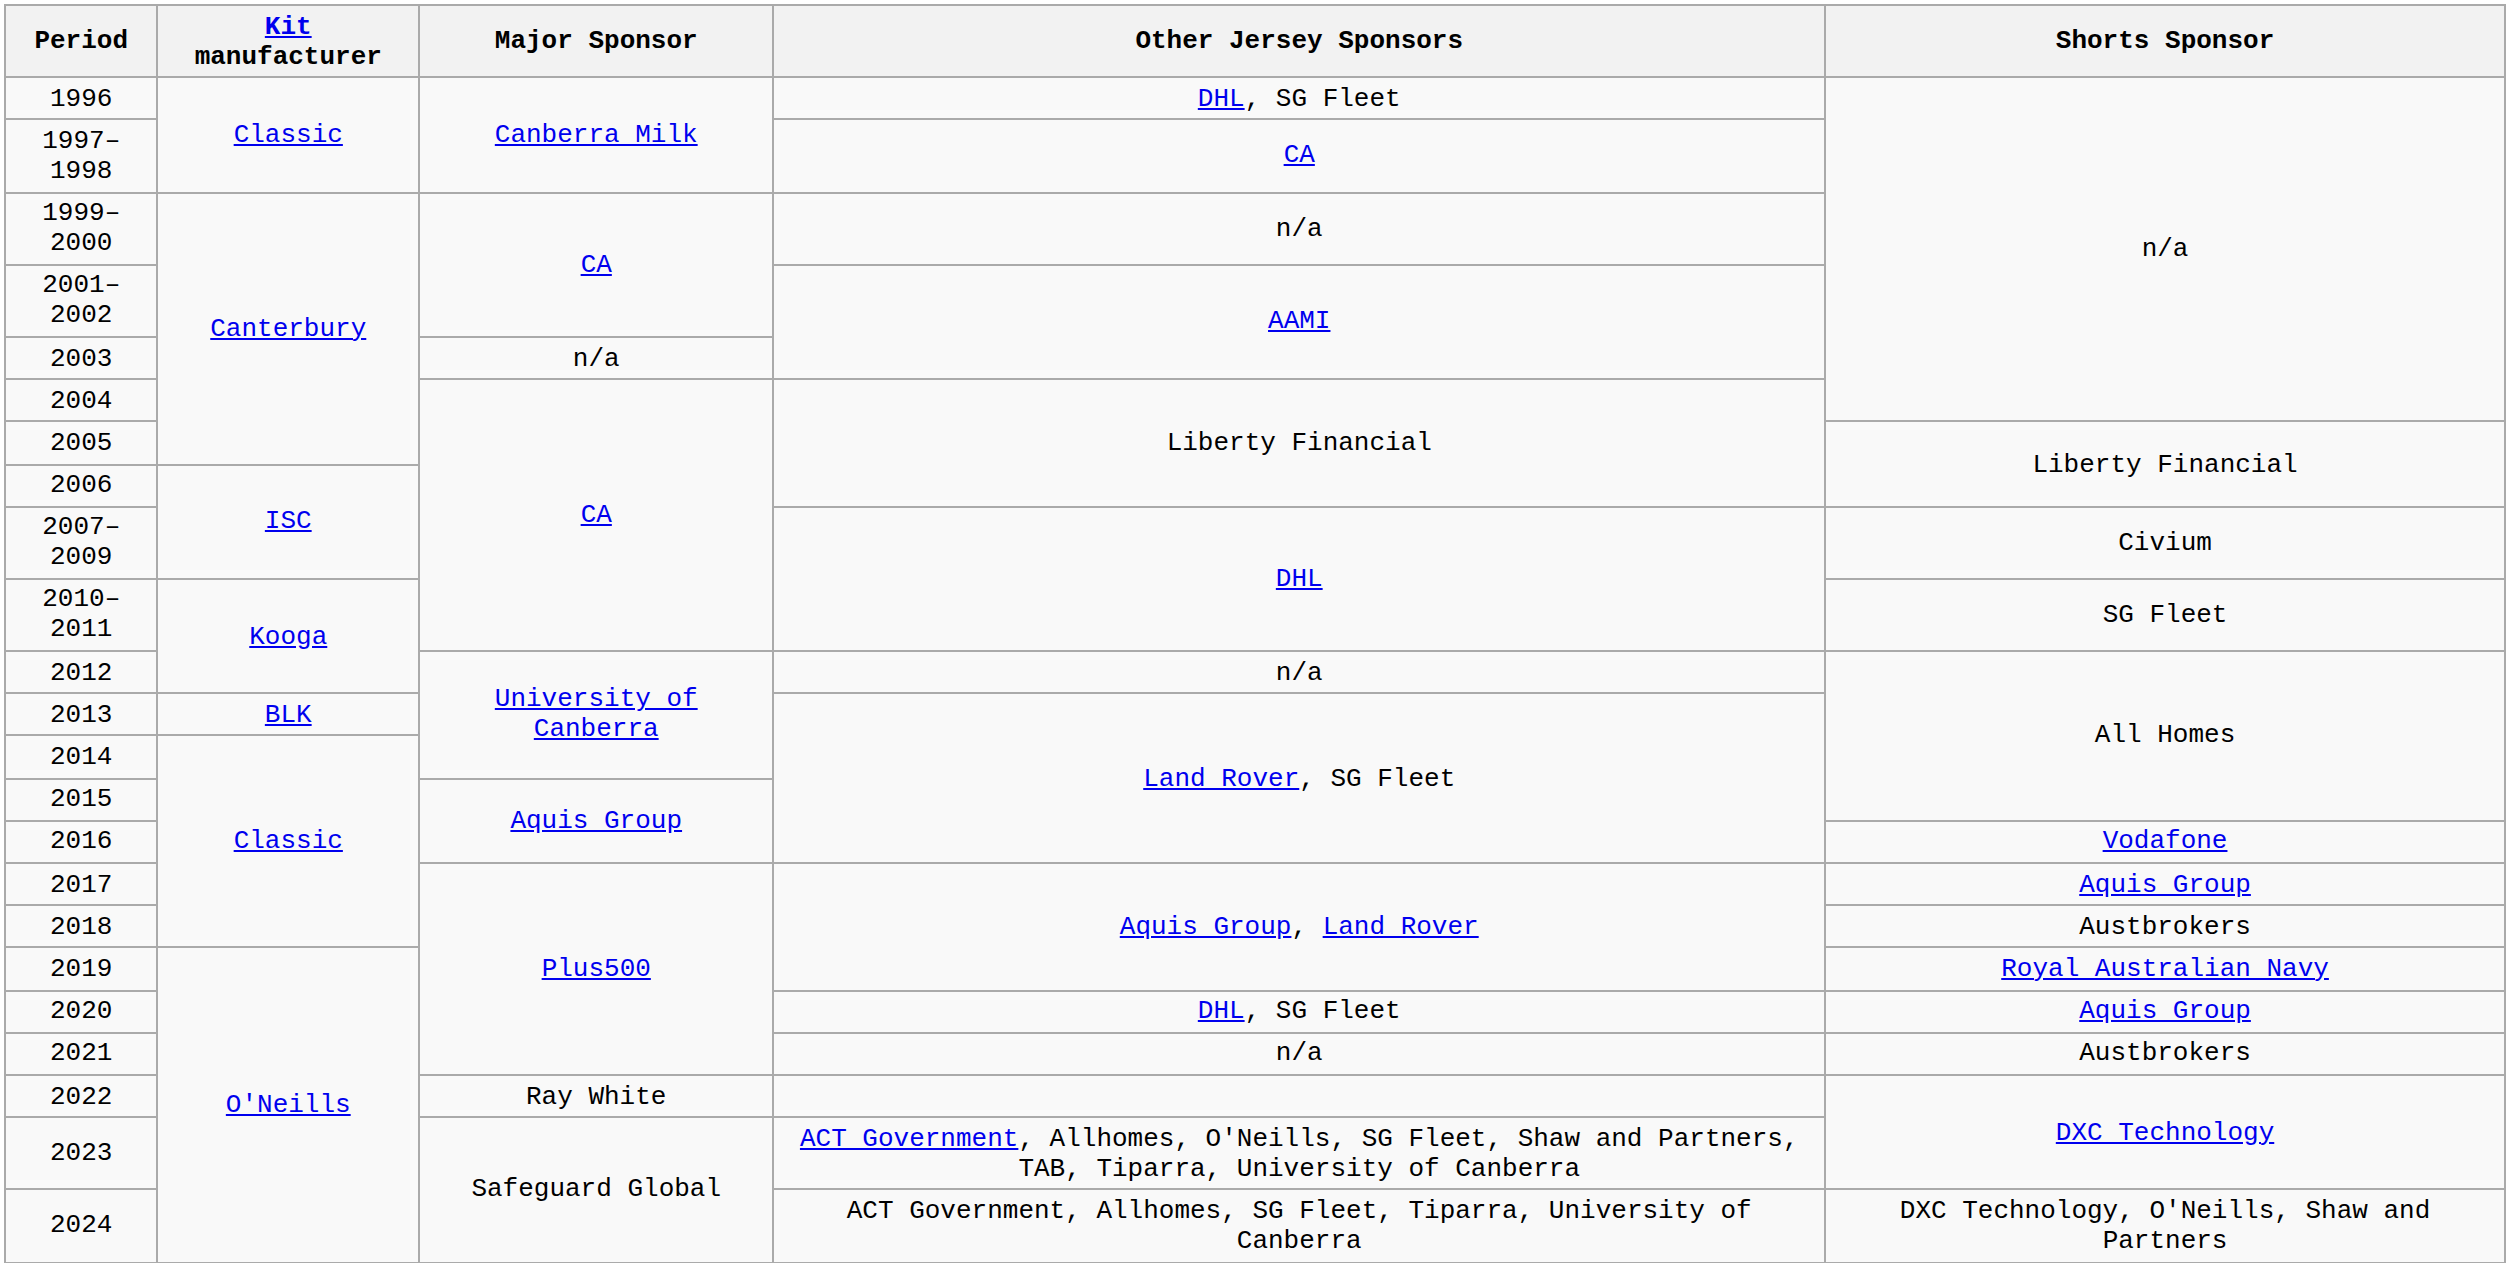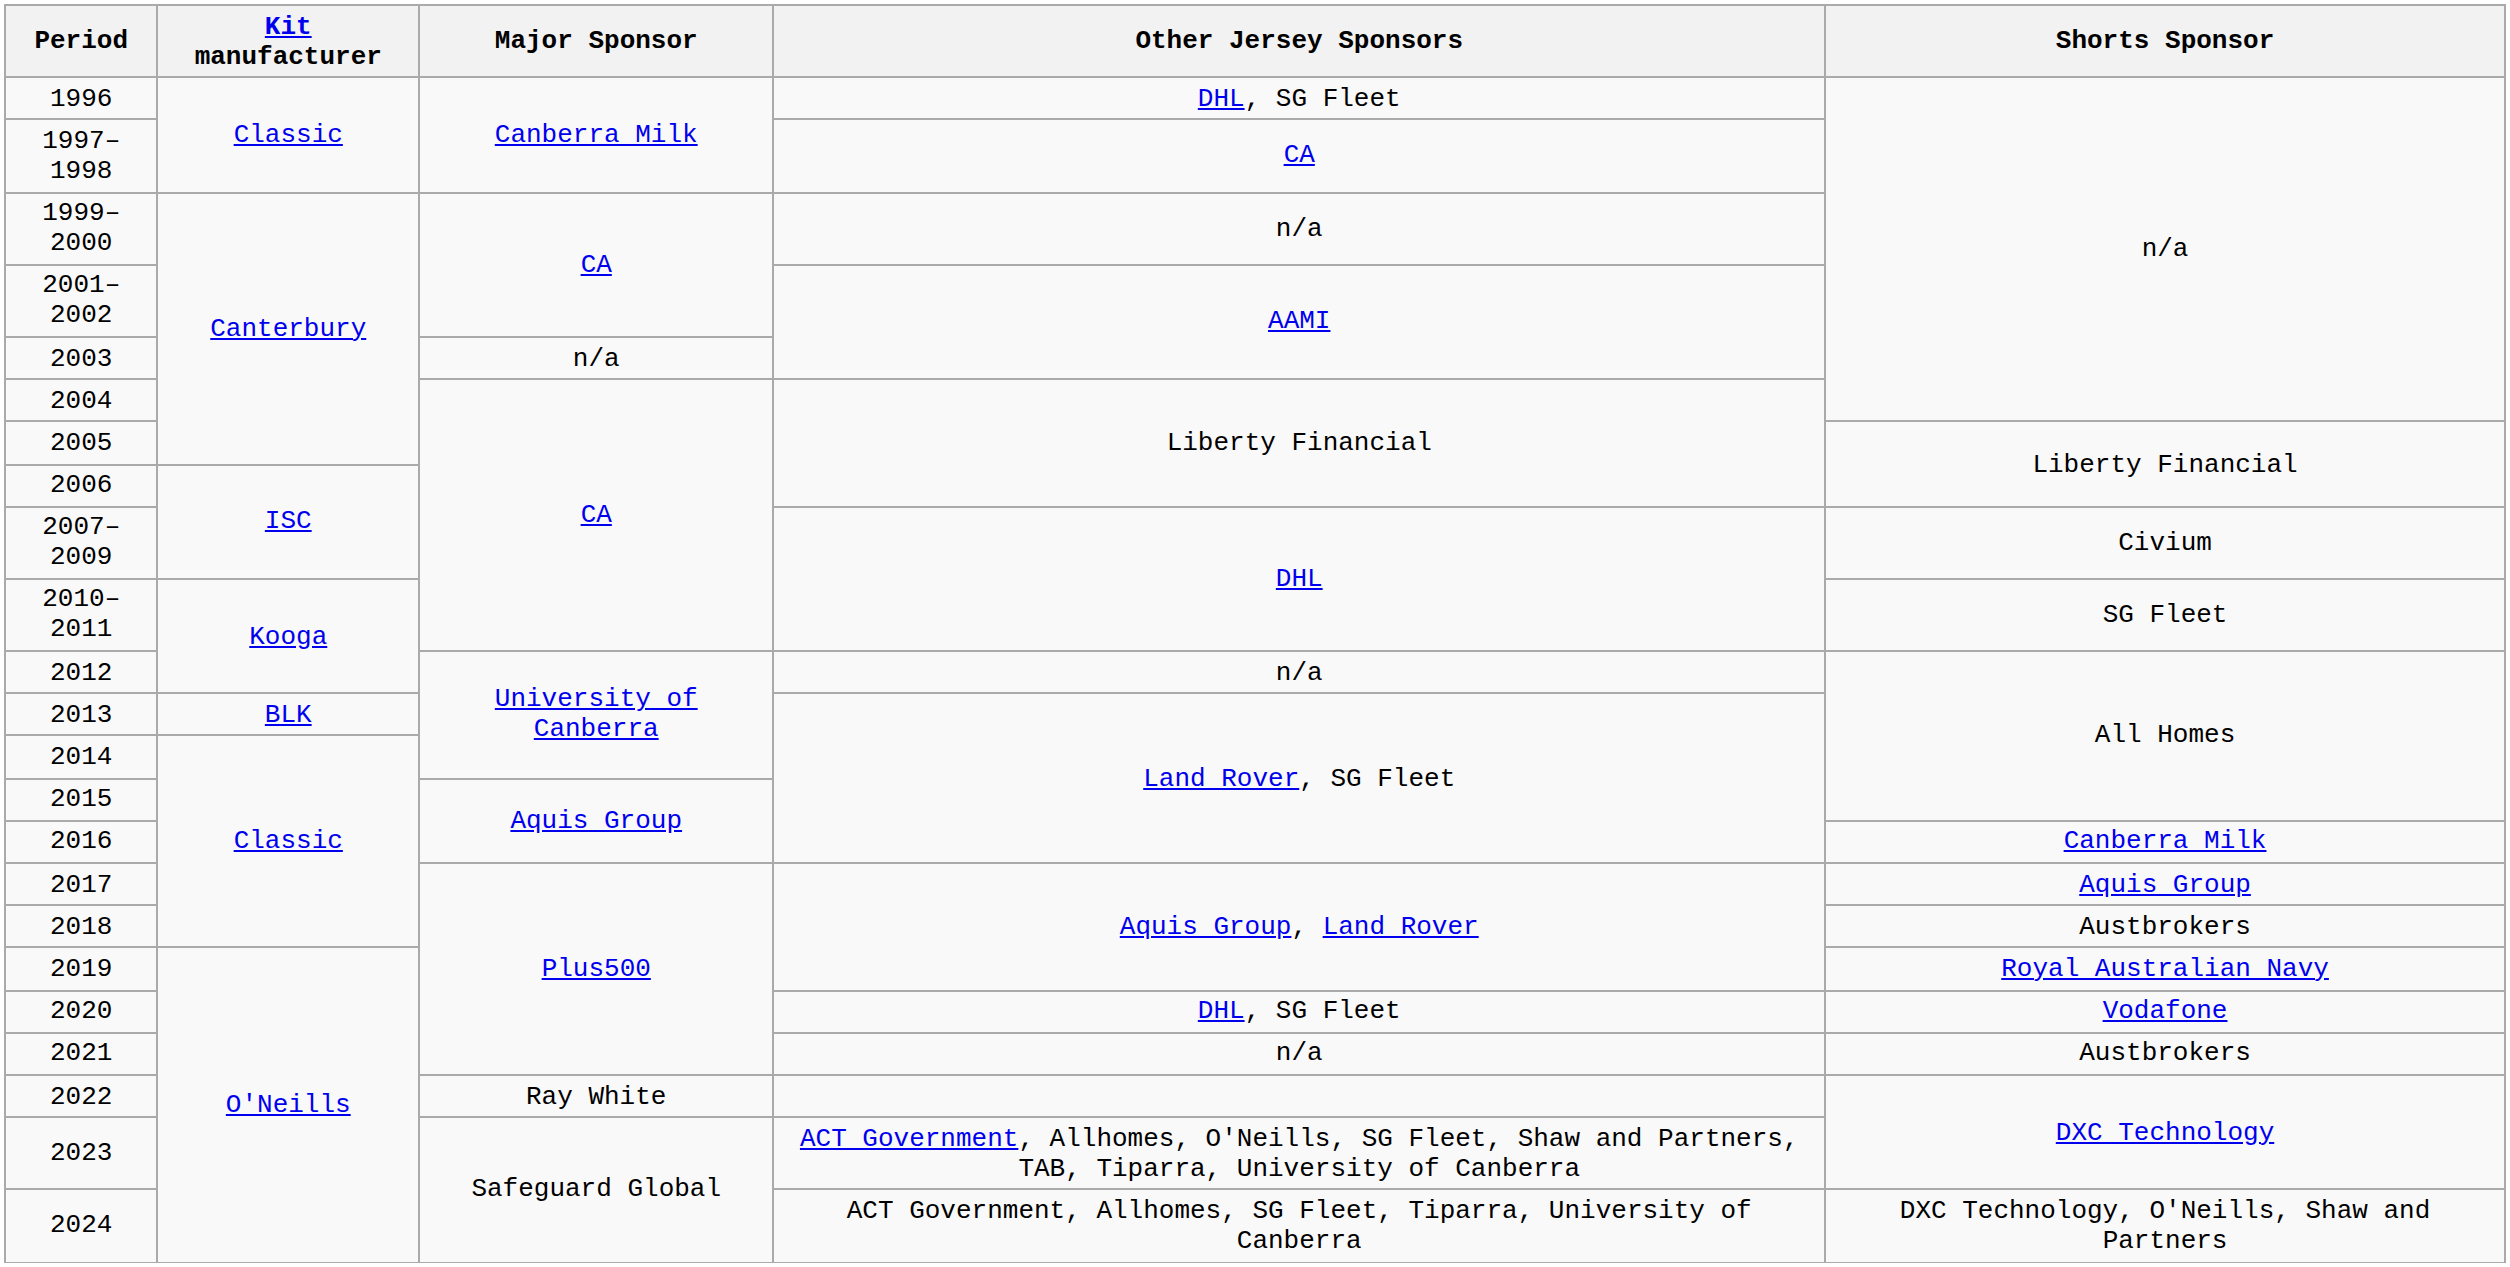(2165, 842) Vodafone -> (2165, 842) Canberra Milk
(2165, 1011) Aquis Group -> (2165, 1011) Vodafone
